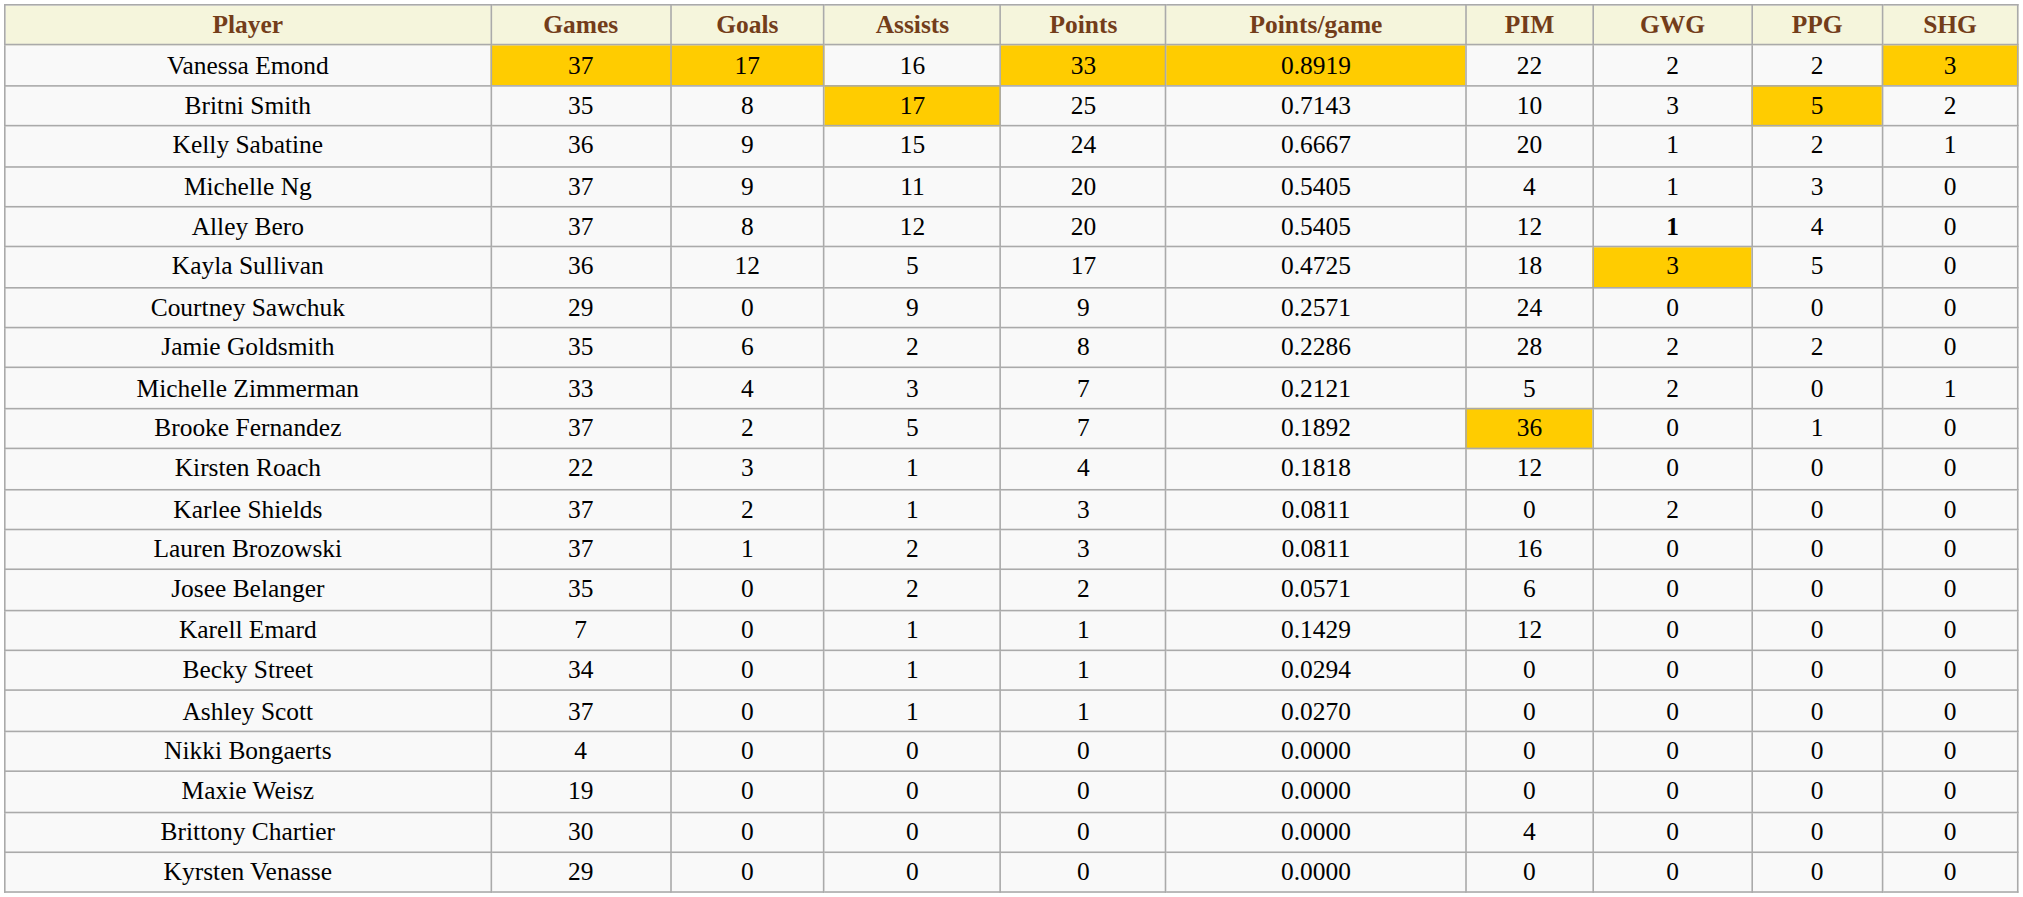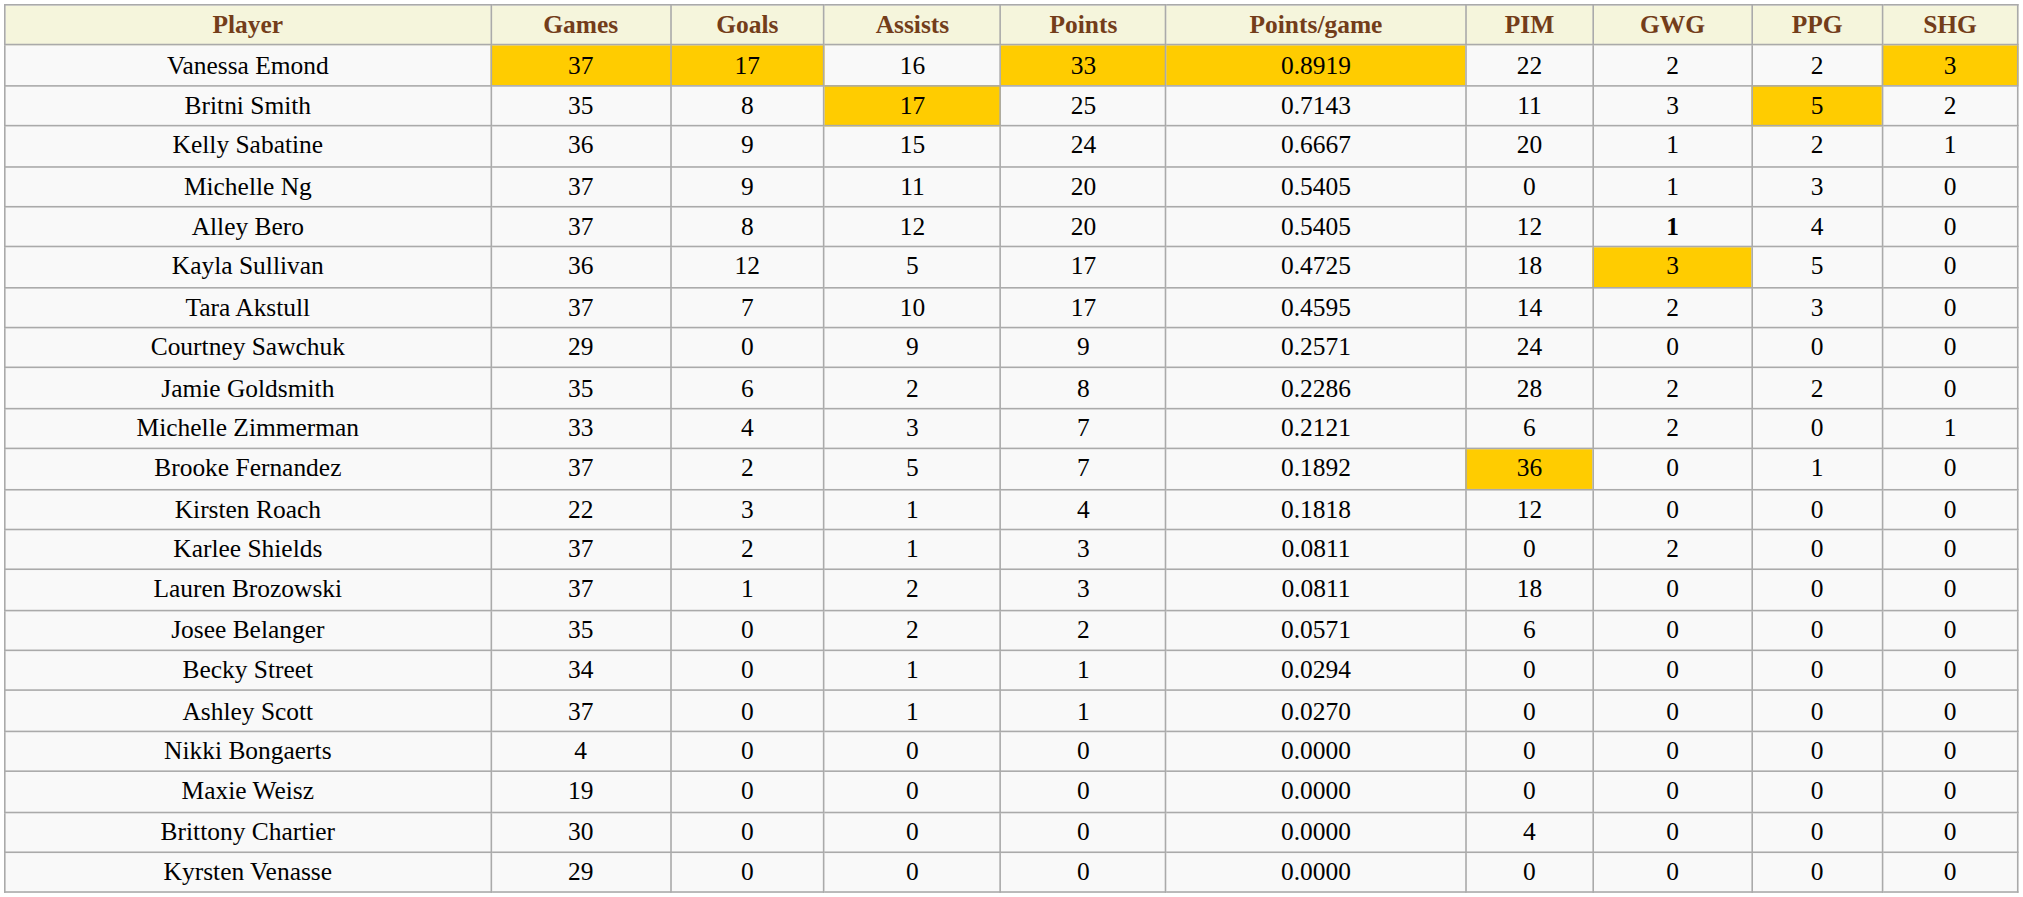(1529, 105) 10 -> (1529, 105) 11
(1529, 186) 4 -> (1529, 186) 0
+ row: (248, 307)
(1529, 387) 5 -> (1529, 428) 6
(1529, 549) 16 -> (1529, 589) 18
- row: (248, 629)
